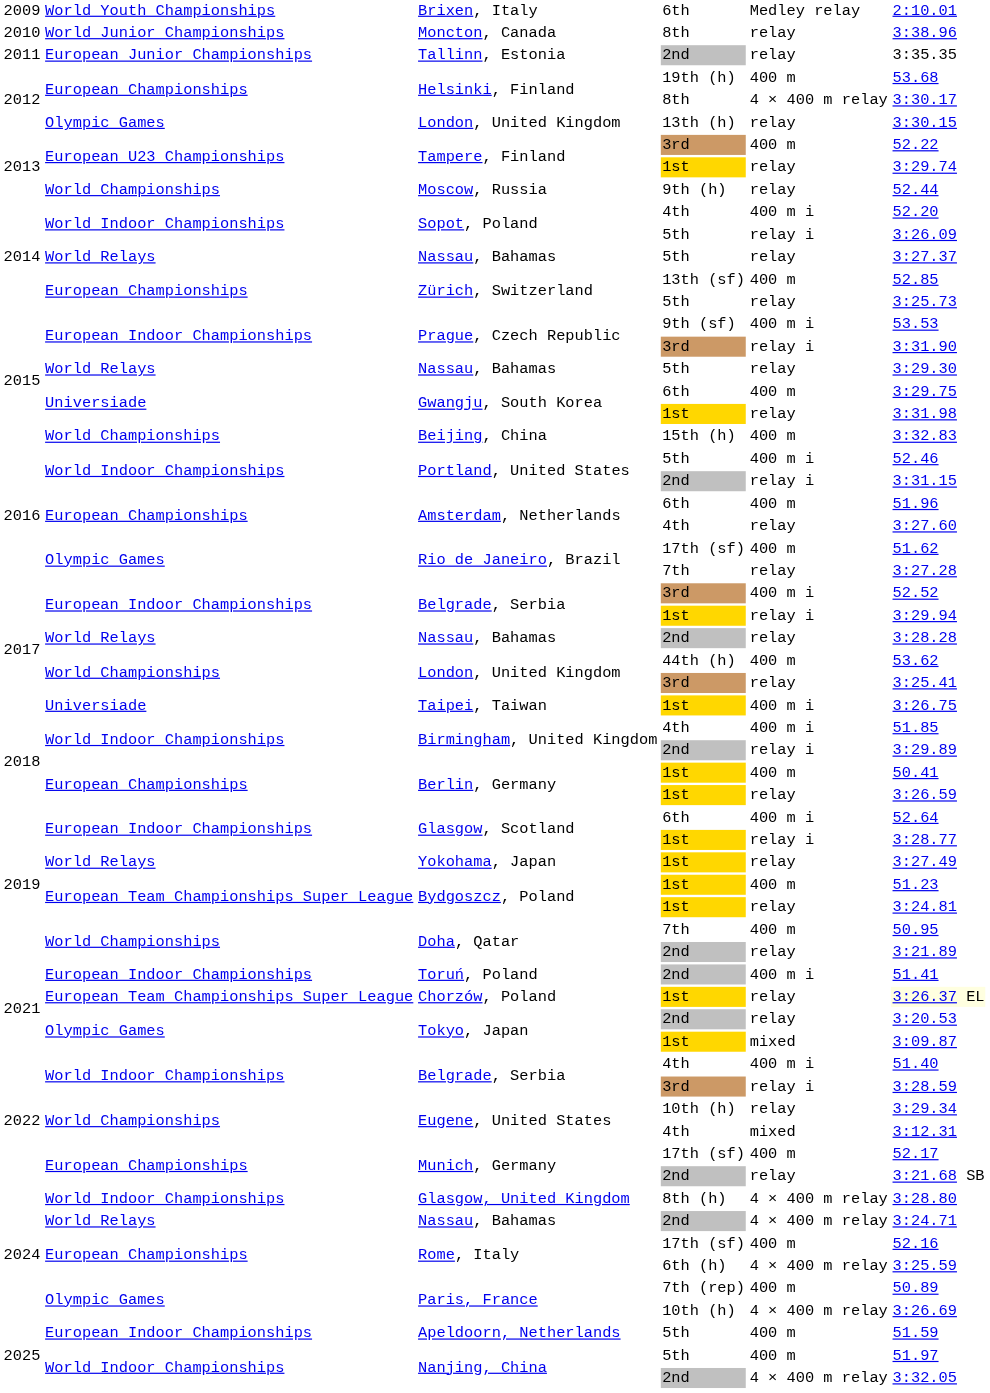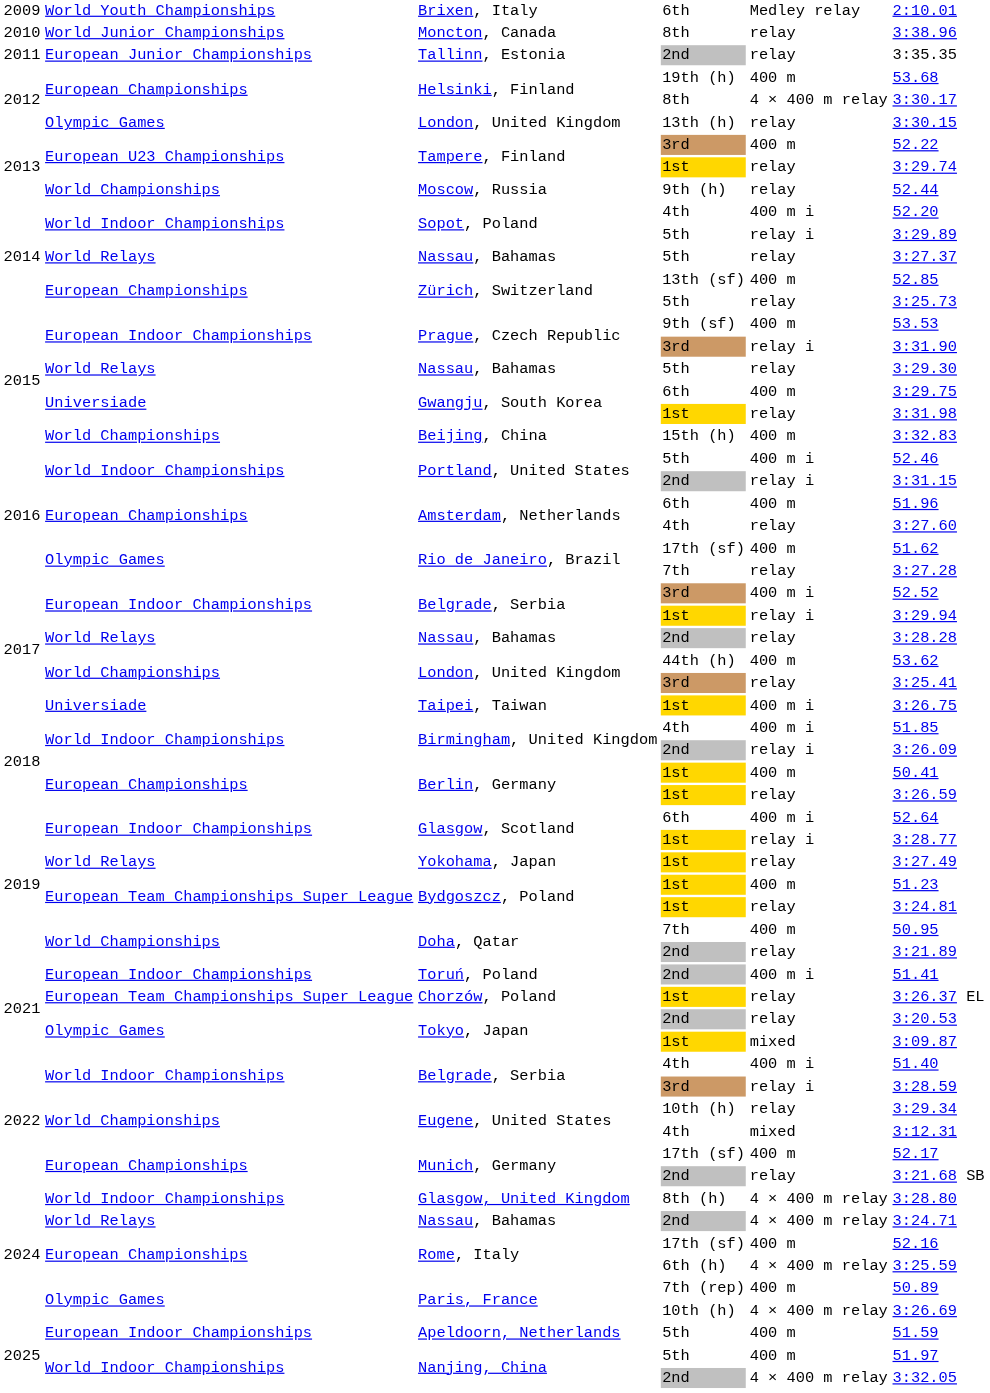(925, 235) 3:26.09 -> (925, 235) 3:29.89
(782, 324) 400 m i -> (773, 324) 400 m
(925, 750) 3:29.89 -> (925, 750) 3:26.09
(939, 997) lightyellow background -> (939, 997) no background
